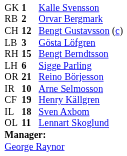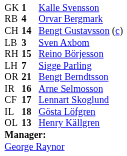(24, 19) 2 -> (24, 19) 4
(27, 31) 12 -> (27, 31) 14
(67, 42) Gösta Löfgren -> (64, 42) Sven Axbom
(74, 54) Bengt Berndtsson -> (71, 54) Reino Börjesson
(24, 65) 6 -> (24, 65) 7
(71, 77) Reino Börjesson -> (74, 77) Bengt Berndtsson
(27, 88) 10 -> (27, 88) 16
(27, 100) 19 -> (27, 100) 17
(69, 100) Henry Källgren -> (74, 100) Lennart Skoglund
(64, 111) Sven Axbom -> (67, 111) Gösta Löfgren
(26, 123) 11 -> (27, 123) 13
(74, 123) Lennart Skoglund -> (69, 123) Henry Källgren
